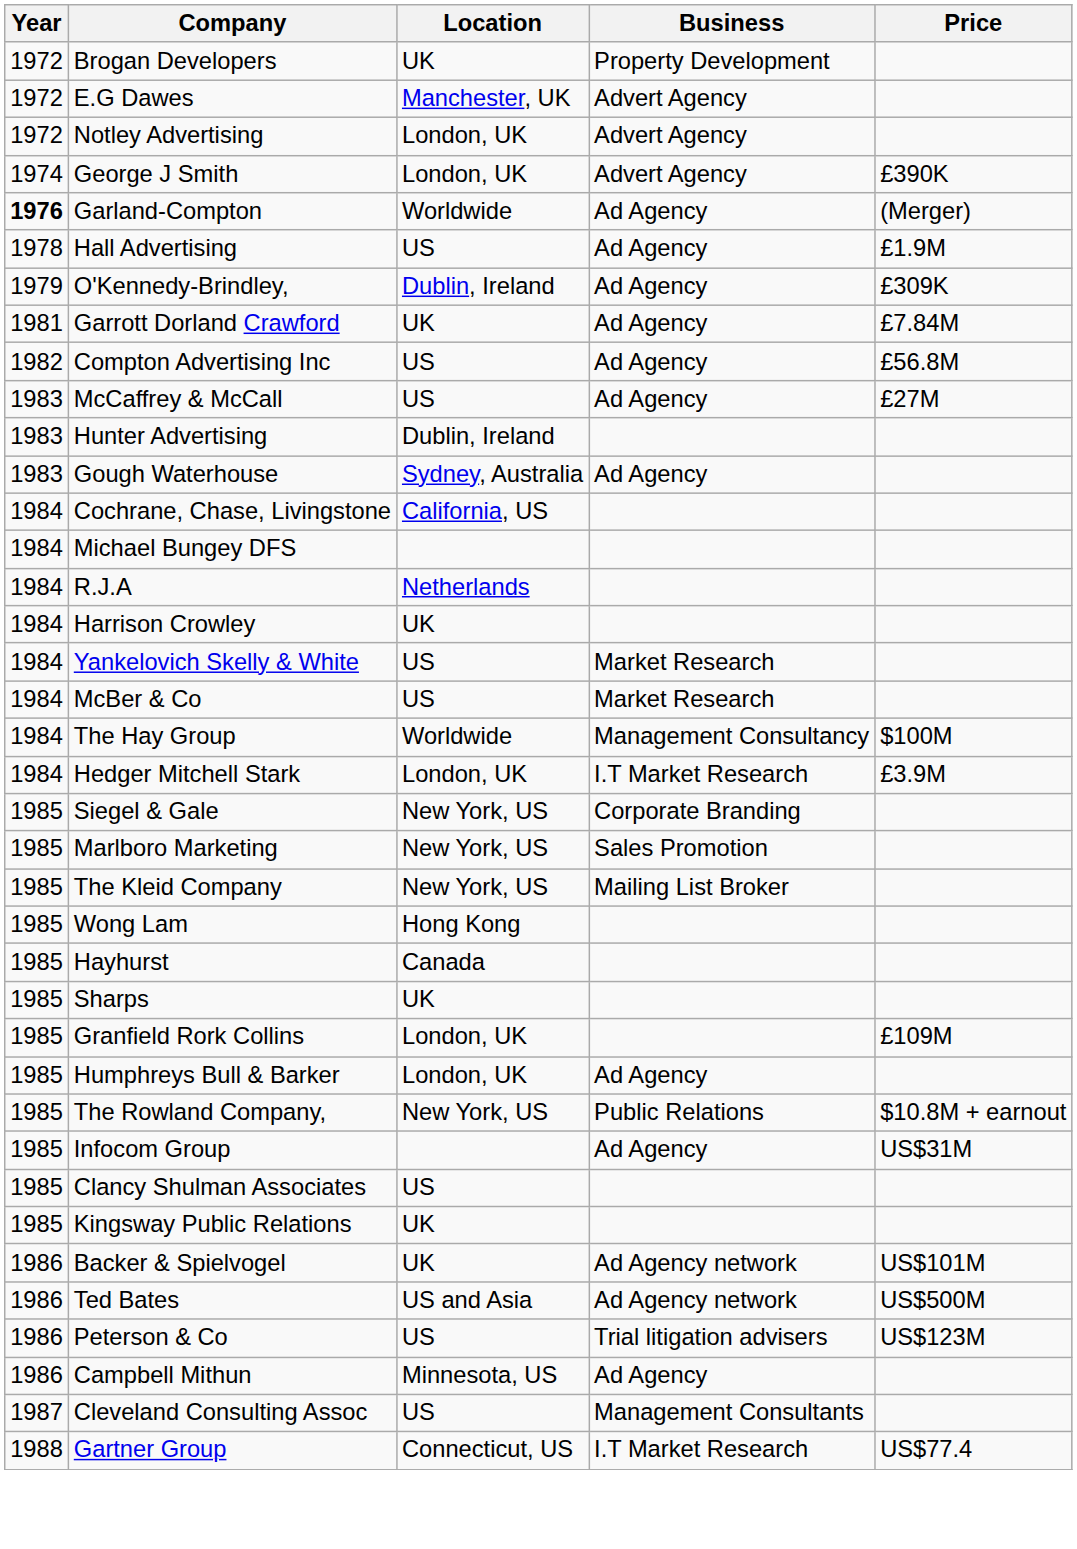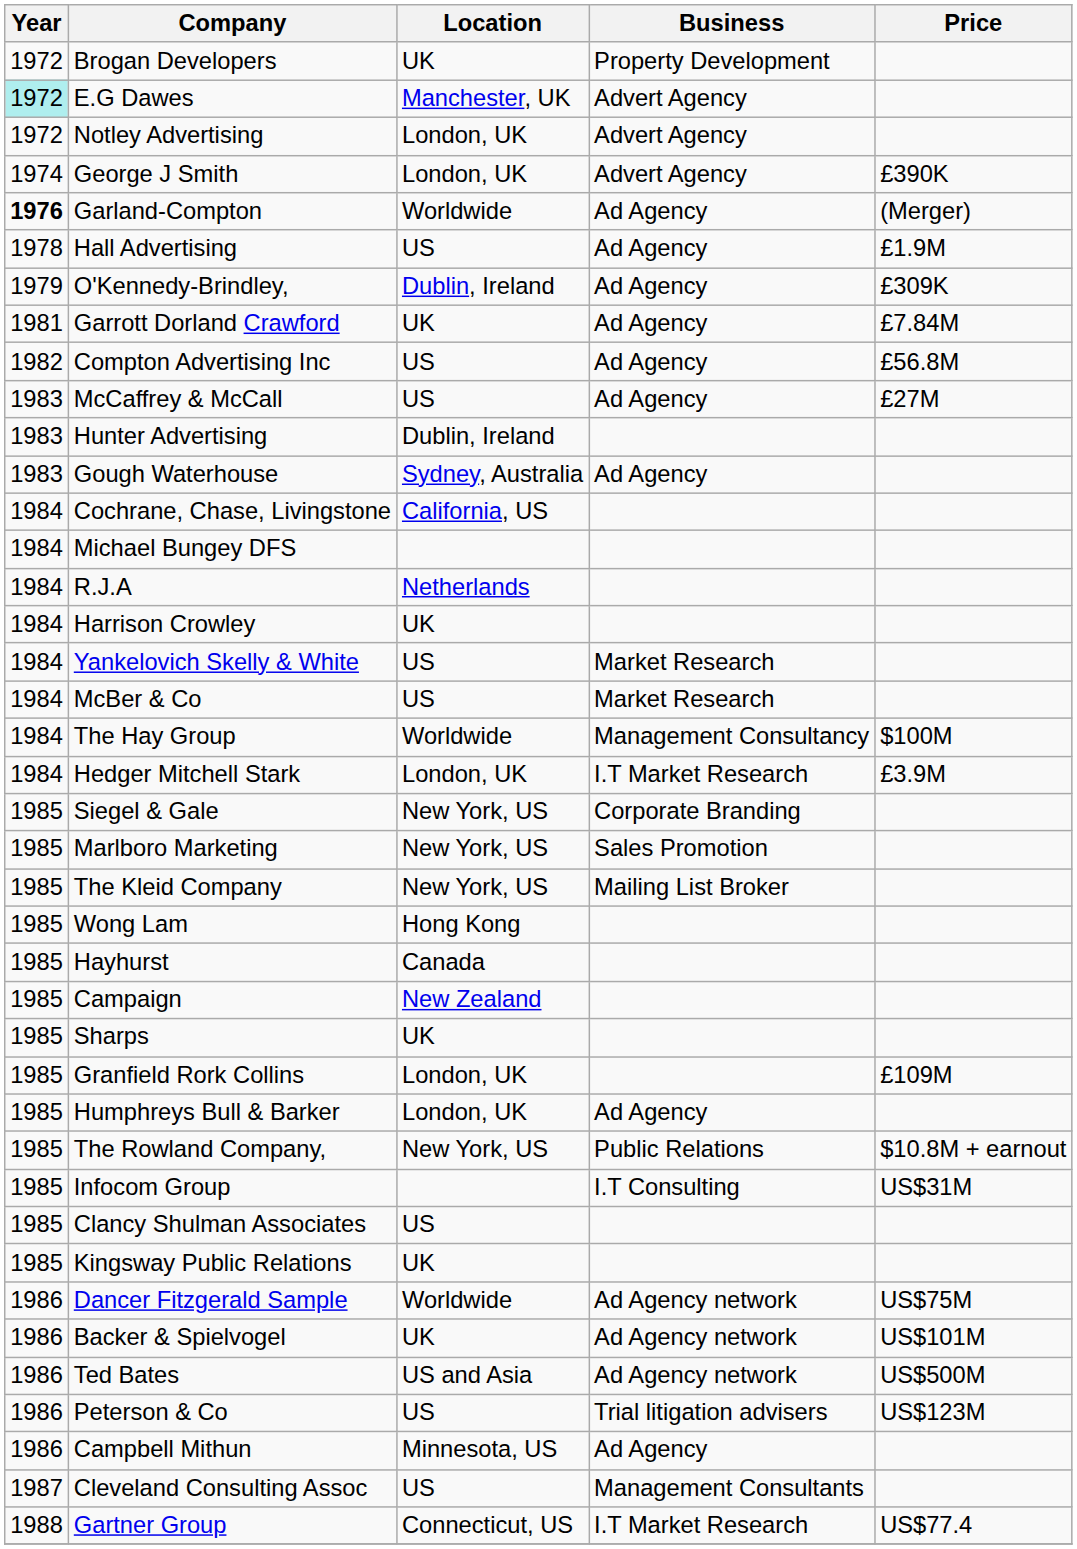(37, 98) no background -> (37, 98) paleturquoise background
+ row: (128, 999)
(651, 1149) Ad Agency -> (667, 1187) I.T Consulting
+ row: (211, 1300)
